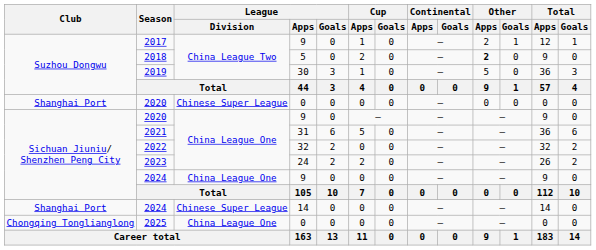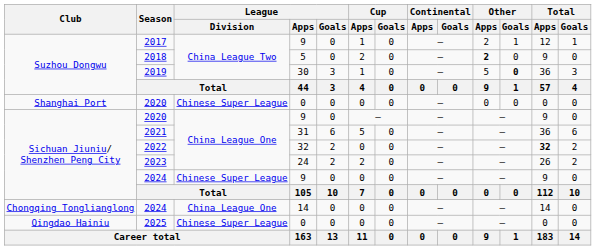(516, 72) normal -> (516, 72) bold
(545, 147) normal -> (545, 147) bold
(232, 177) China League One -> (232, 177) Chinese Super League
(70, 207) Shanghai Port -> (70, 207) Chongqing Tonglianglong
(232, 207) Chinese Super League -> (232, 207) China League One
(70, 222) Chongqing Tonglianglong -> (70, 222) Qingdao Hainiu
(232, 222) China League One -> (232, 222) Chinese Super League
